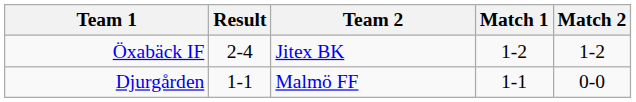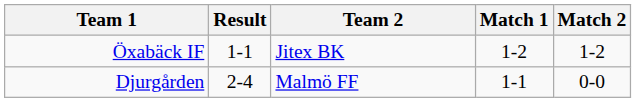(240, 50) 2-4 -> (240, 50) 1-1
(240, 81) 1-1 -> (240, 81) 2-4
